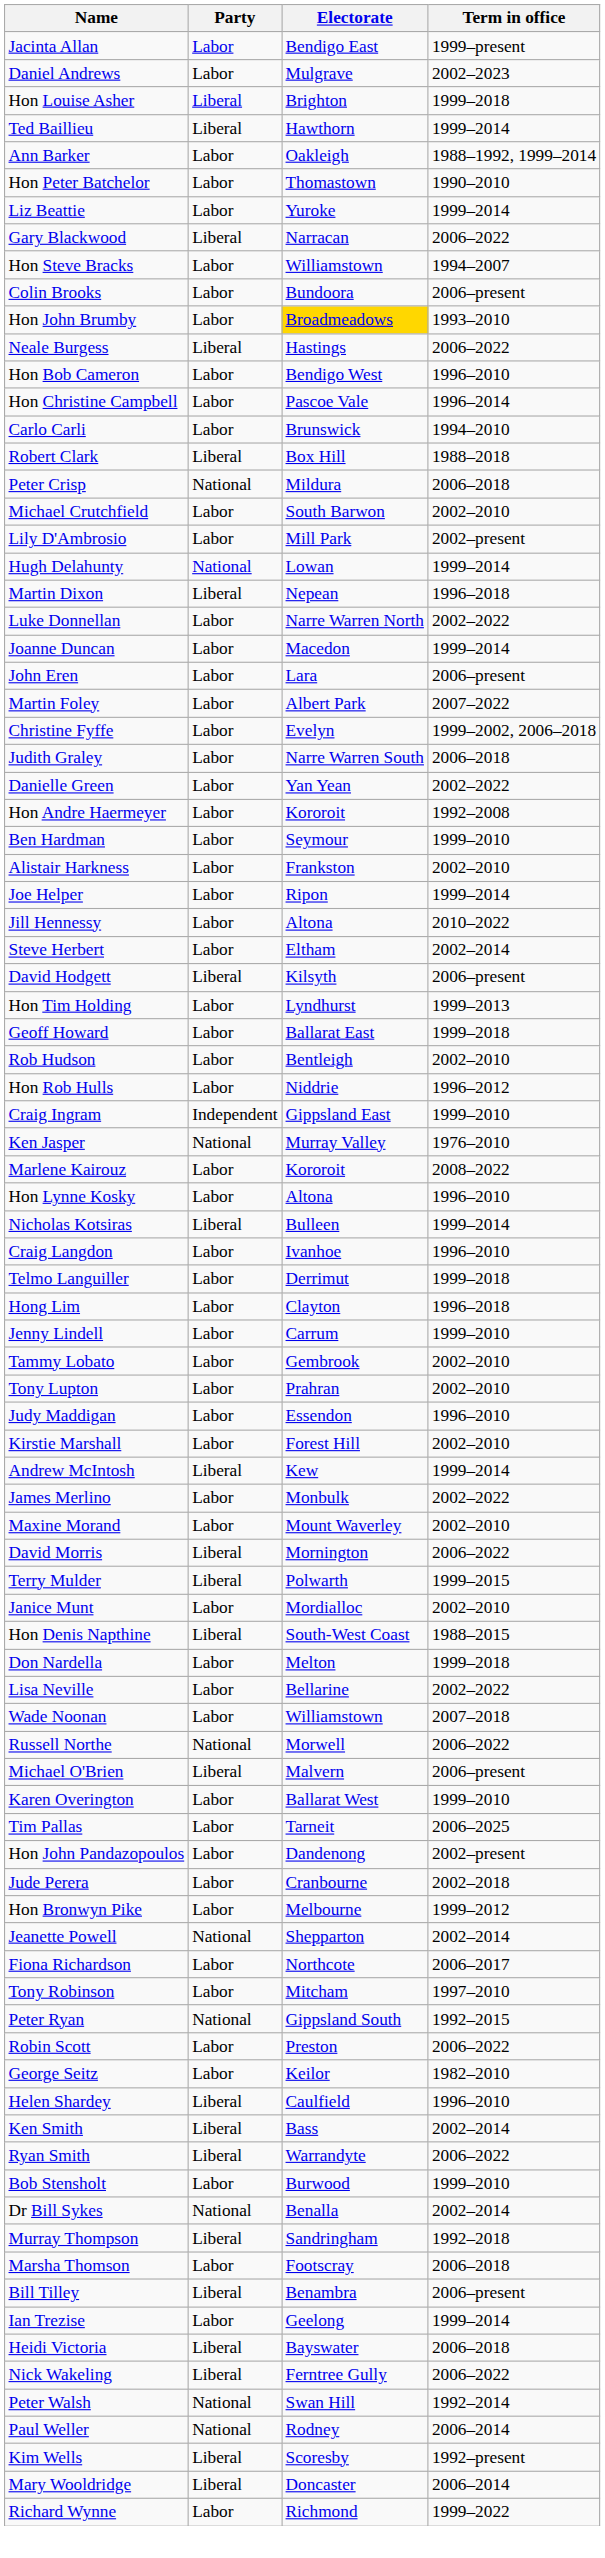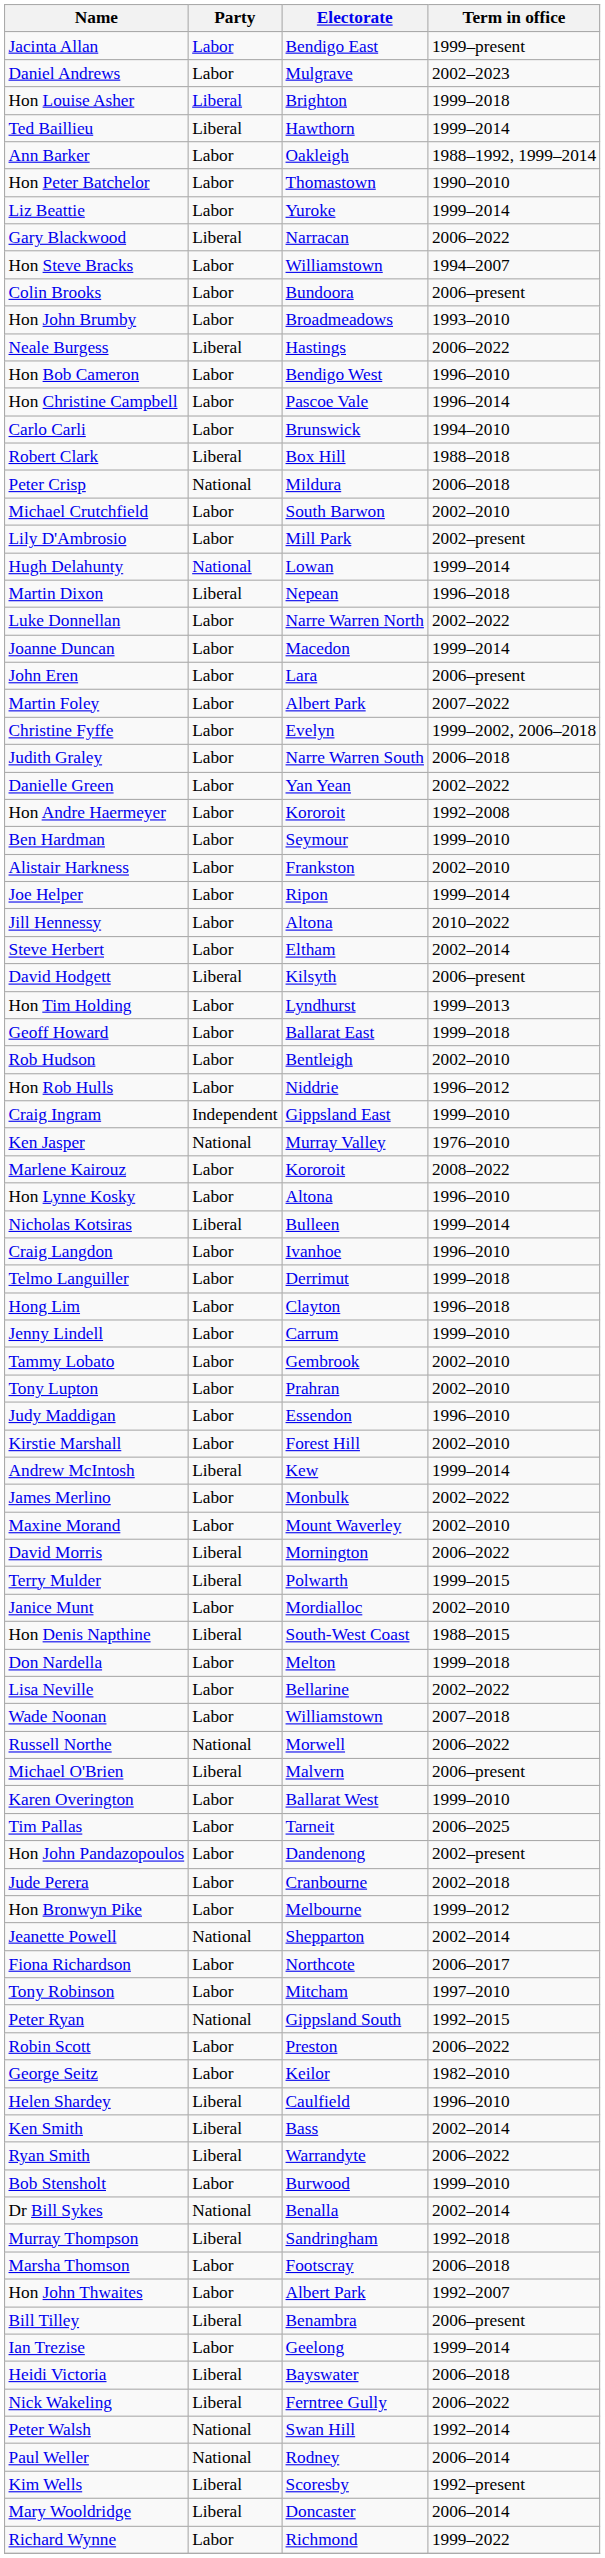(339, 319) gold background -> (339, 319) no background
+ row: (76, 2292)
